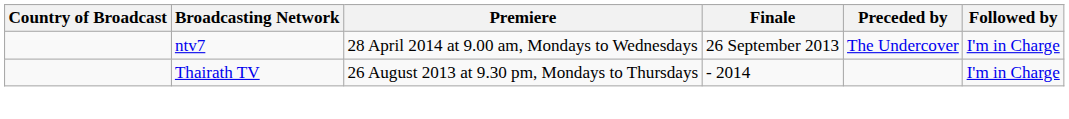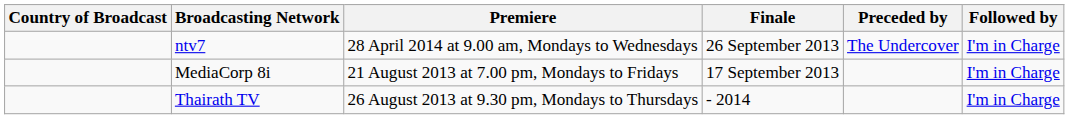+ row: (223, 72)
